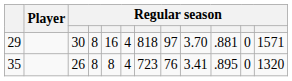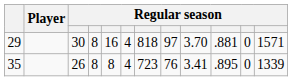(271, 64) 1320 -> (271, 64) 1339
